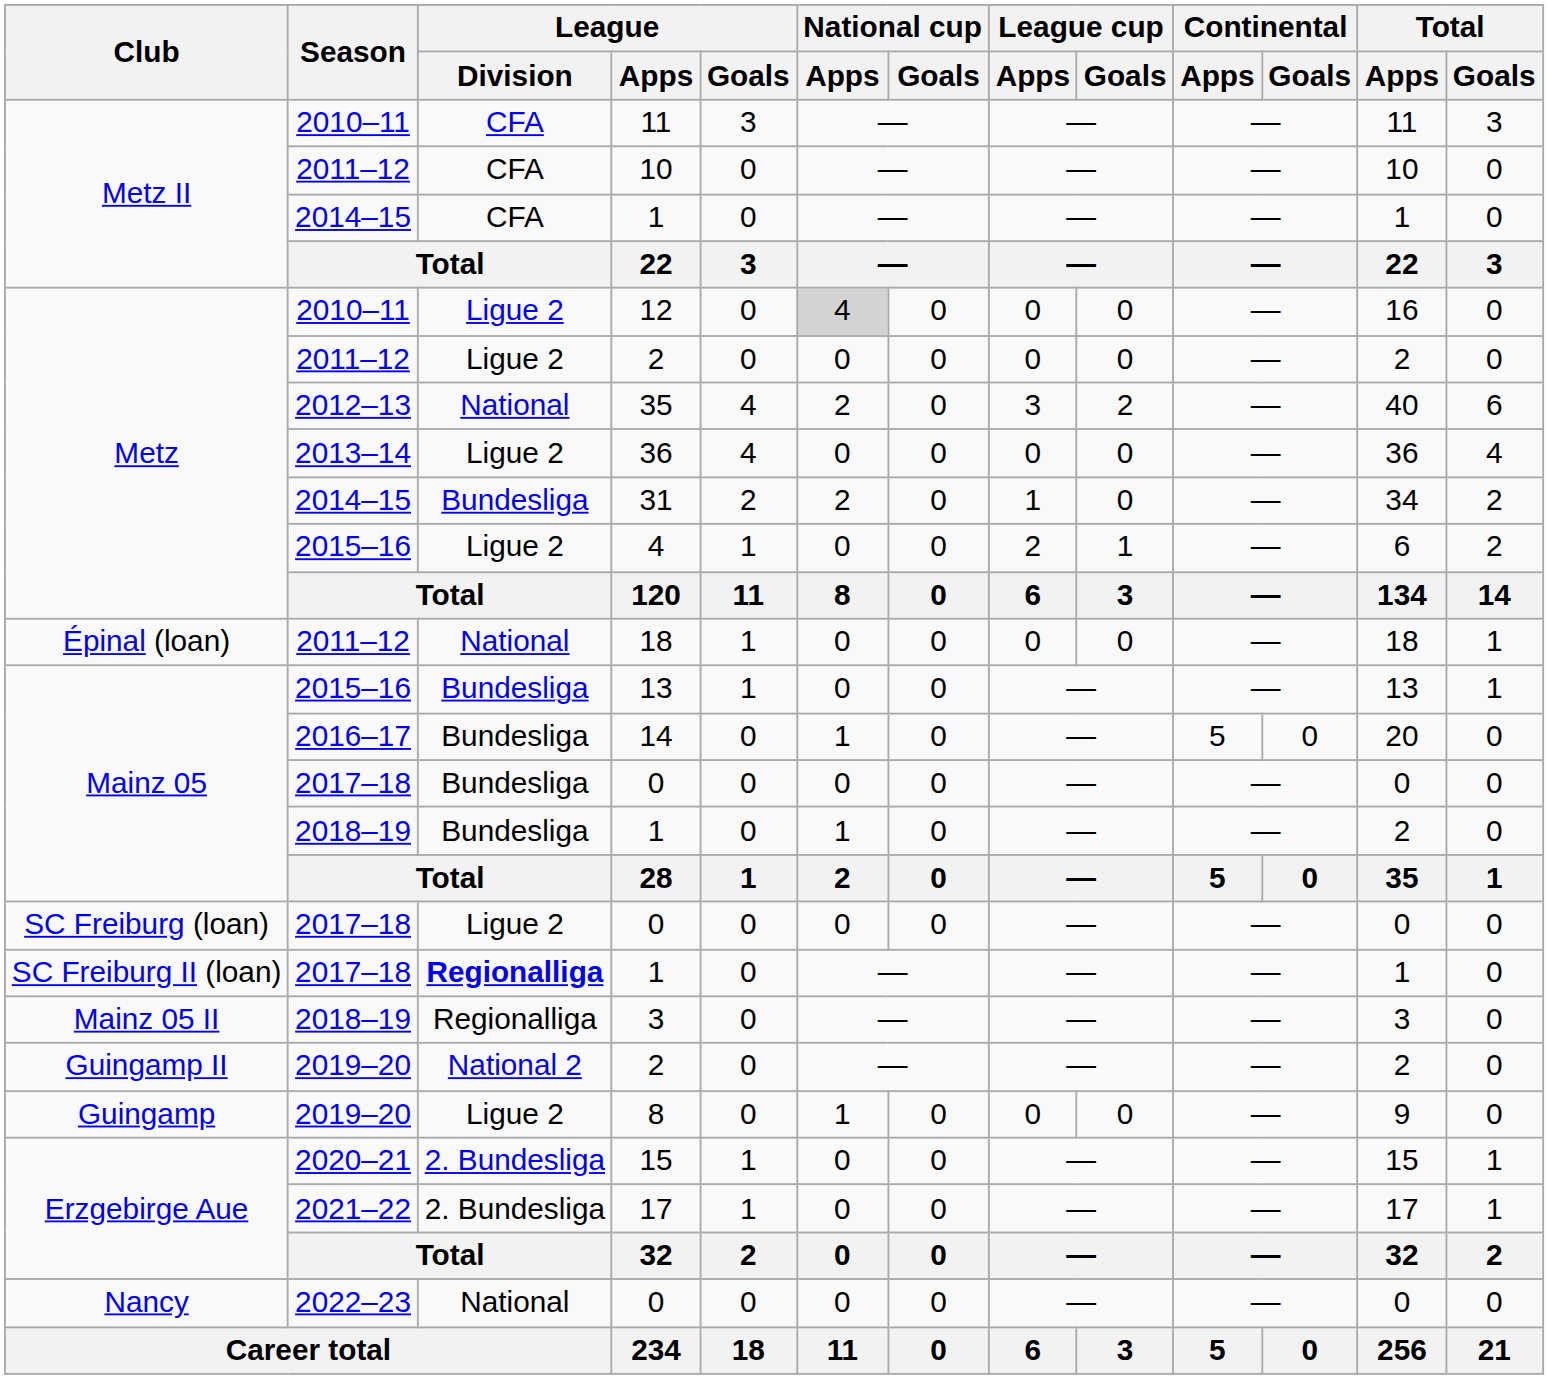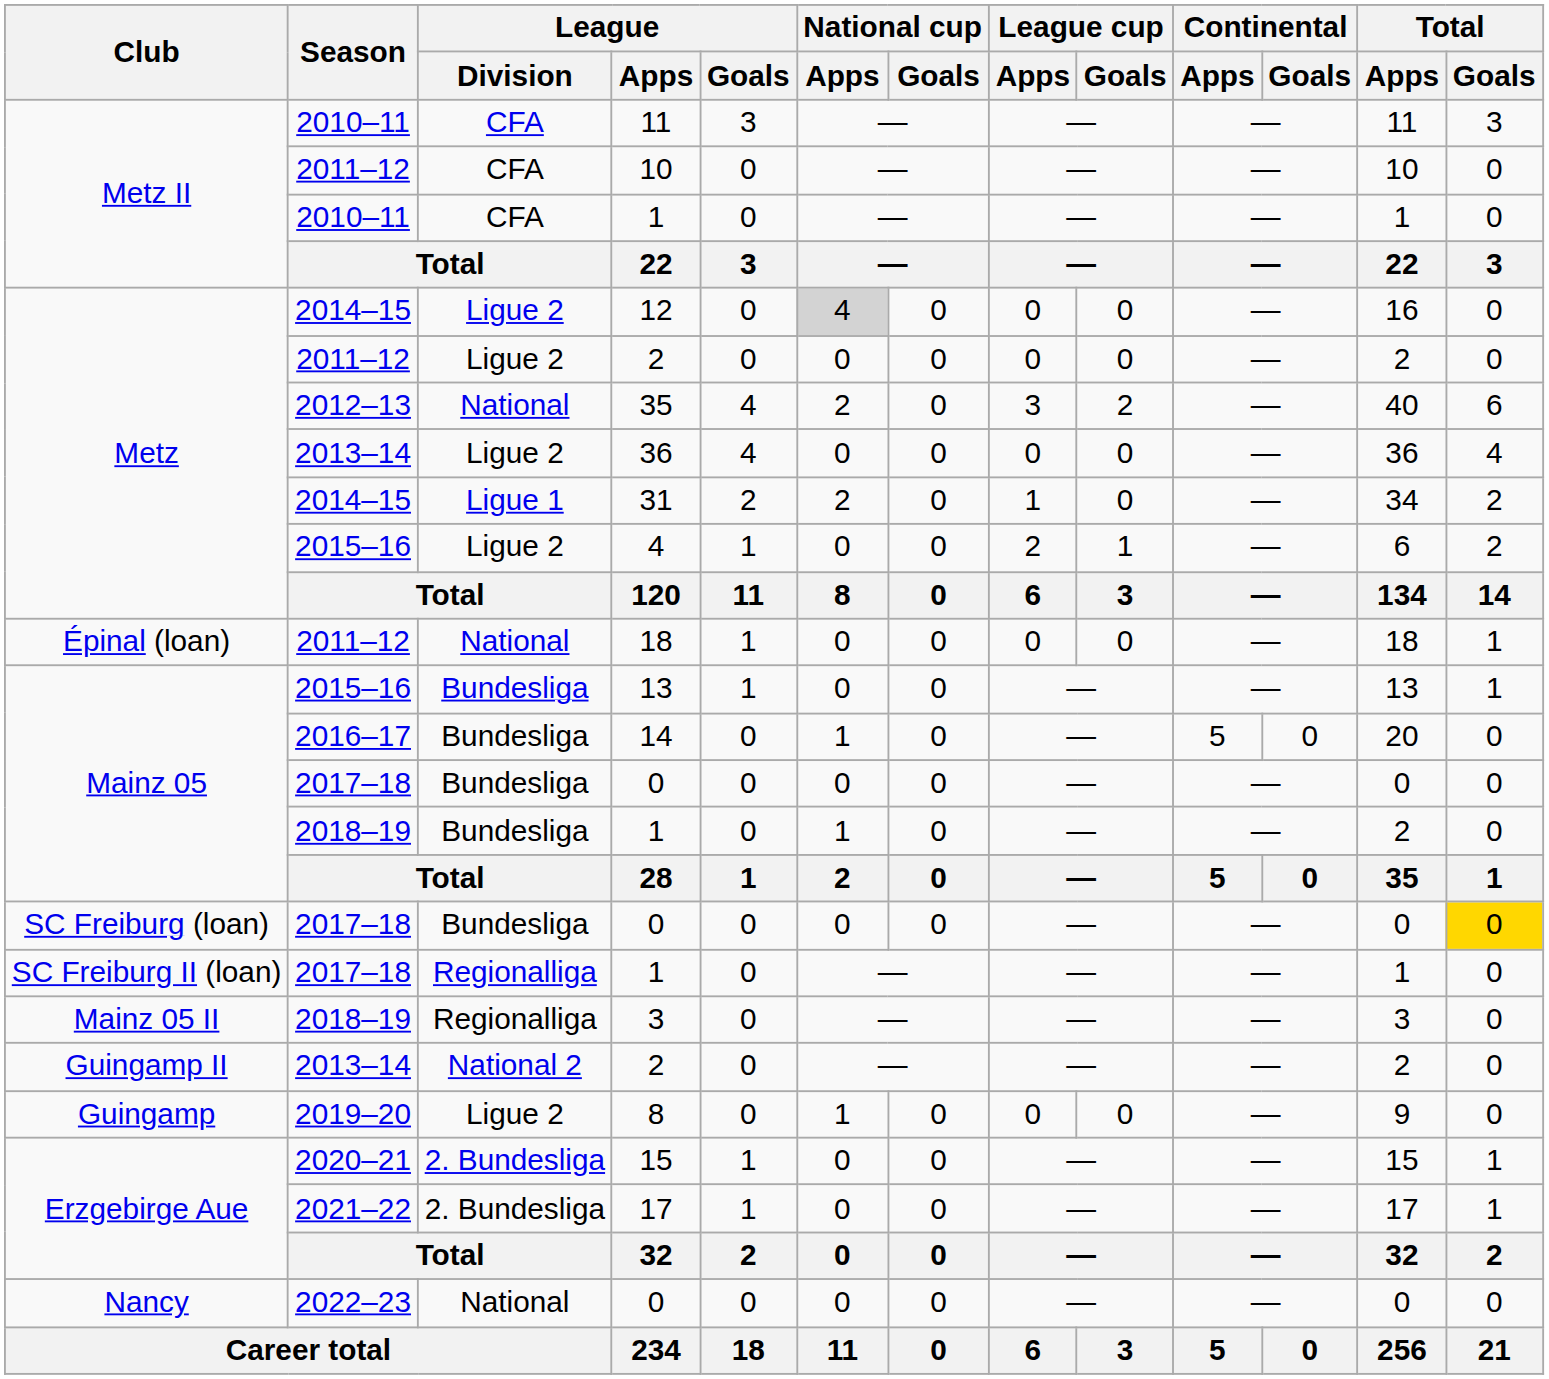(353, 216) 2014–15 -> (353, 216) 2010–11
(353, 311) 2010–11 -> (353, 311) 2014–15
(515, 500) Bundesliga -> (515, 500) Ligue 1
(515, 924) Ligue 2 -> (515, 924) Bundesliga
(1494, 924) no background -> (1494, 924) gold background
(515, 972) bold -> (515, 972) normal
(353, 1066) 2019–20 -> (353, 1066) 2013–14
